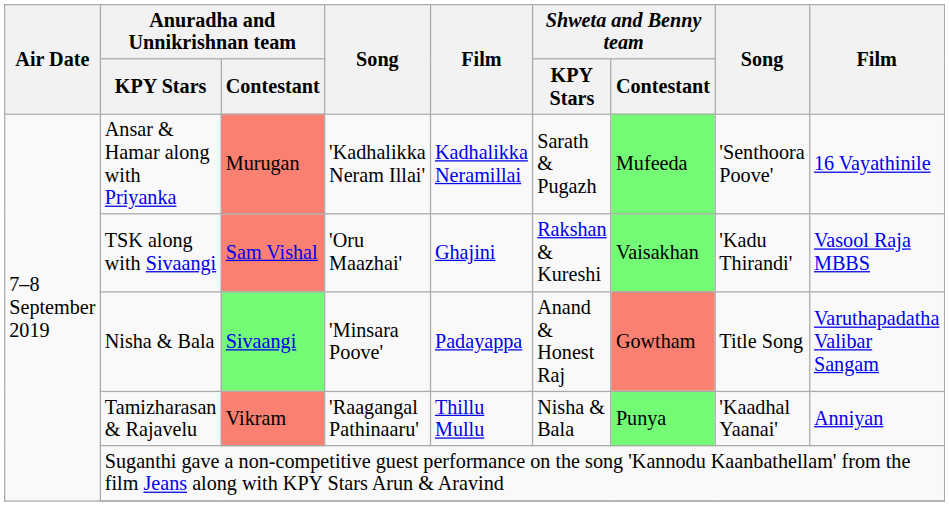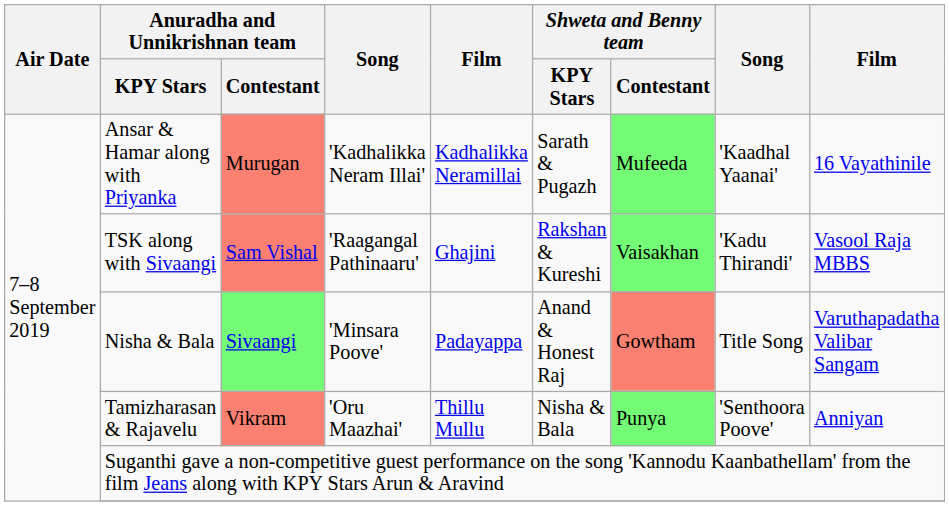(762, 163) 'Senthoora Poove' -> (755, 163) 'Kaadhal Yaanai'
(366, 252) 'Oru Maazhai' -> (374, 252) 'Raagangal Pathinaaru'
(374, 418) 'Raagangal Pathinaaru' -> (366, 418) 'Oru Maazhai'
(755, 418) 'Kaadhal Yaanai' -> (762, 418) 'Senthoora Poove'
